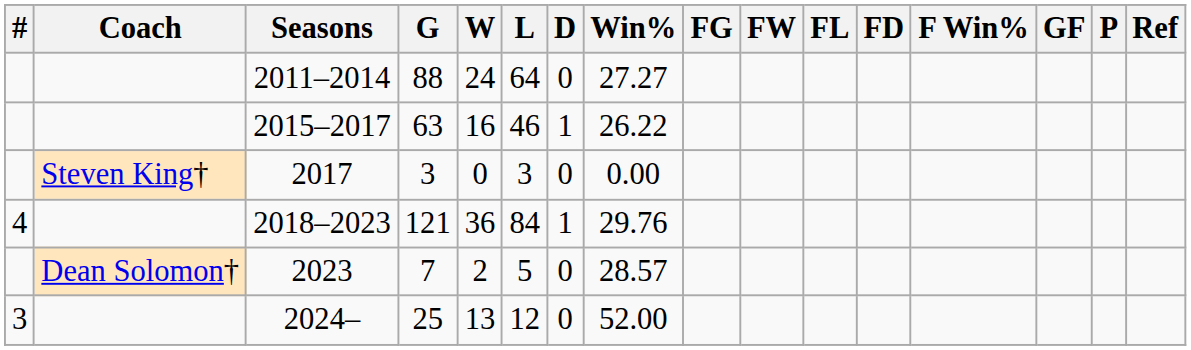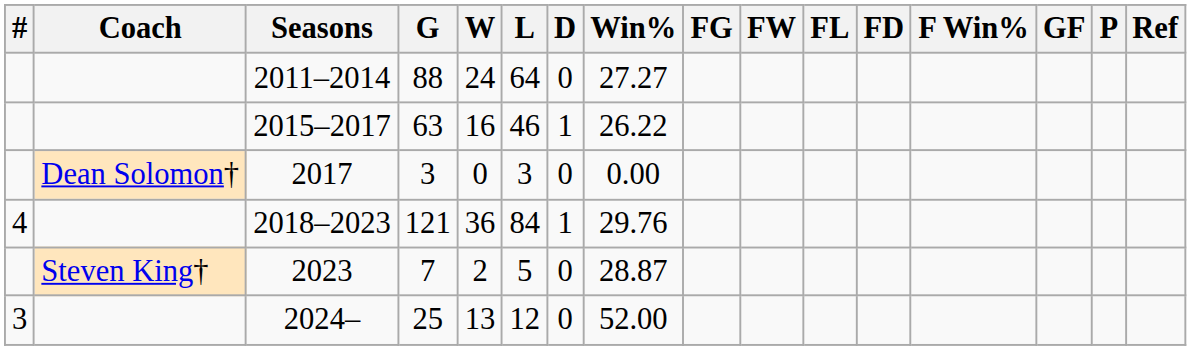(125, 174) Steven King† -> (140, 174) Dean Solomon†
(140, 271) Dean Solomon† -> (125, 271) Steven King†
(633, 271) 28.57 -> (633, 271) 28.87
